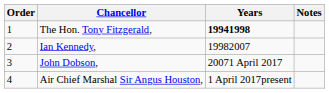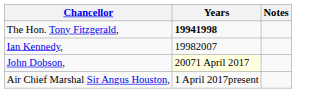- column: (21, 12)
(245, 63) no background -> (212, 63) lightyellow background
